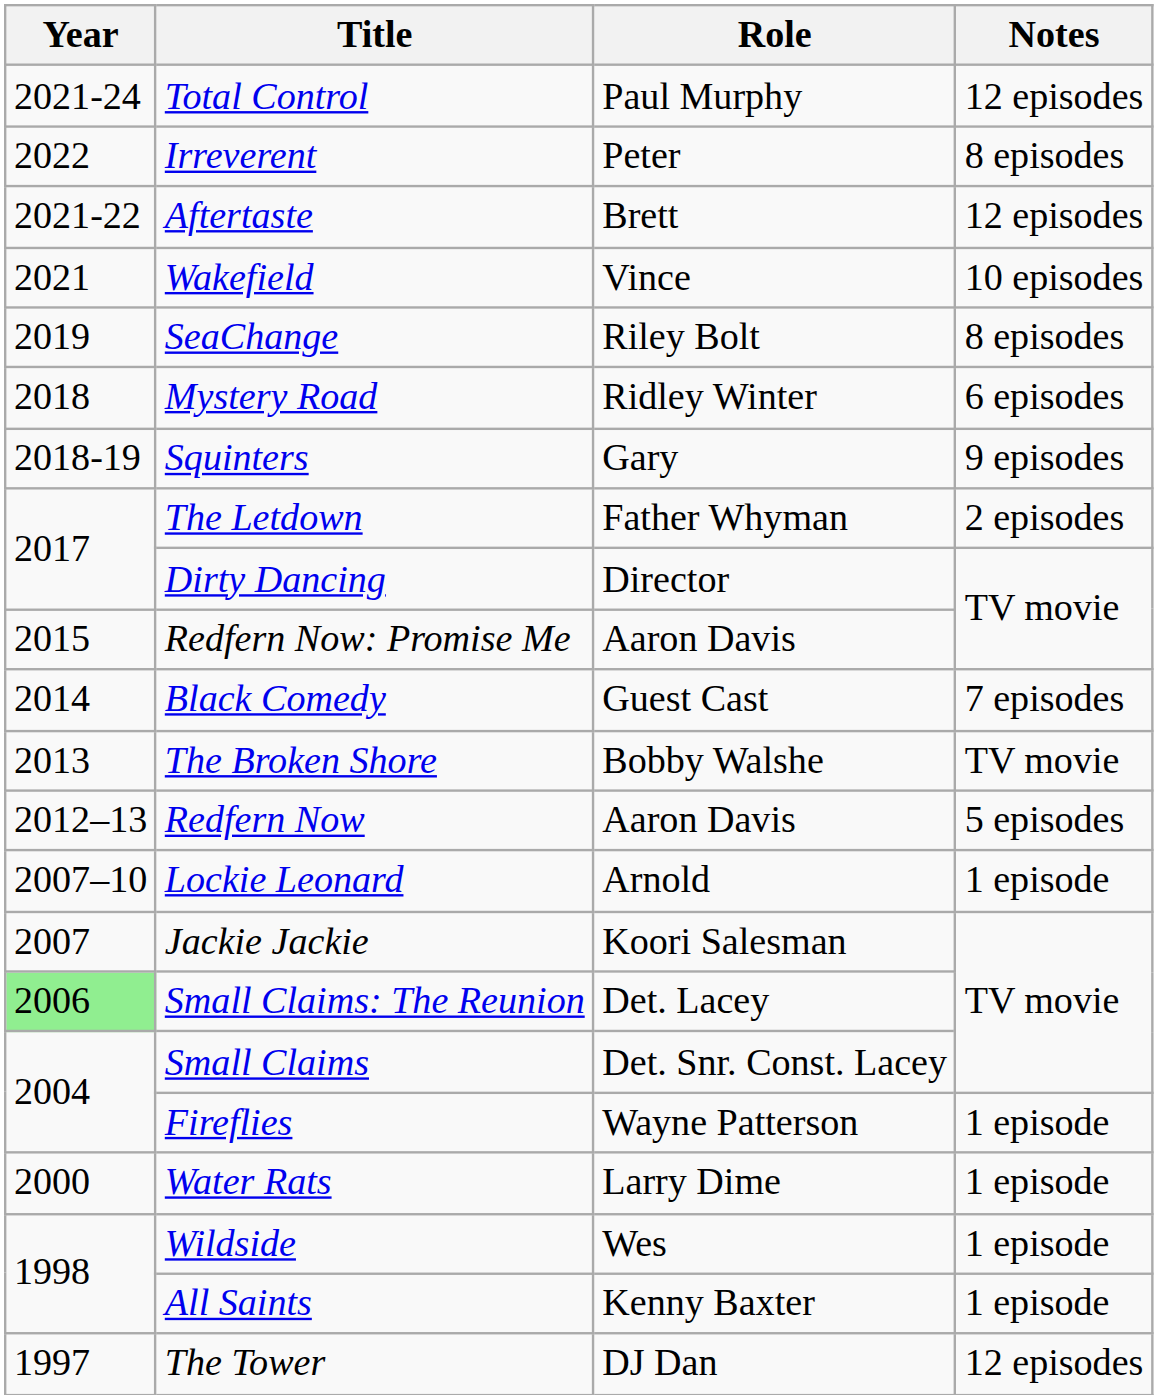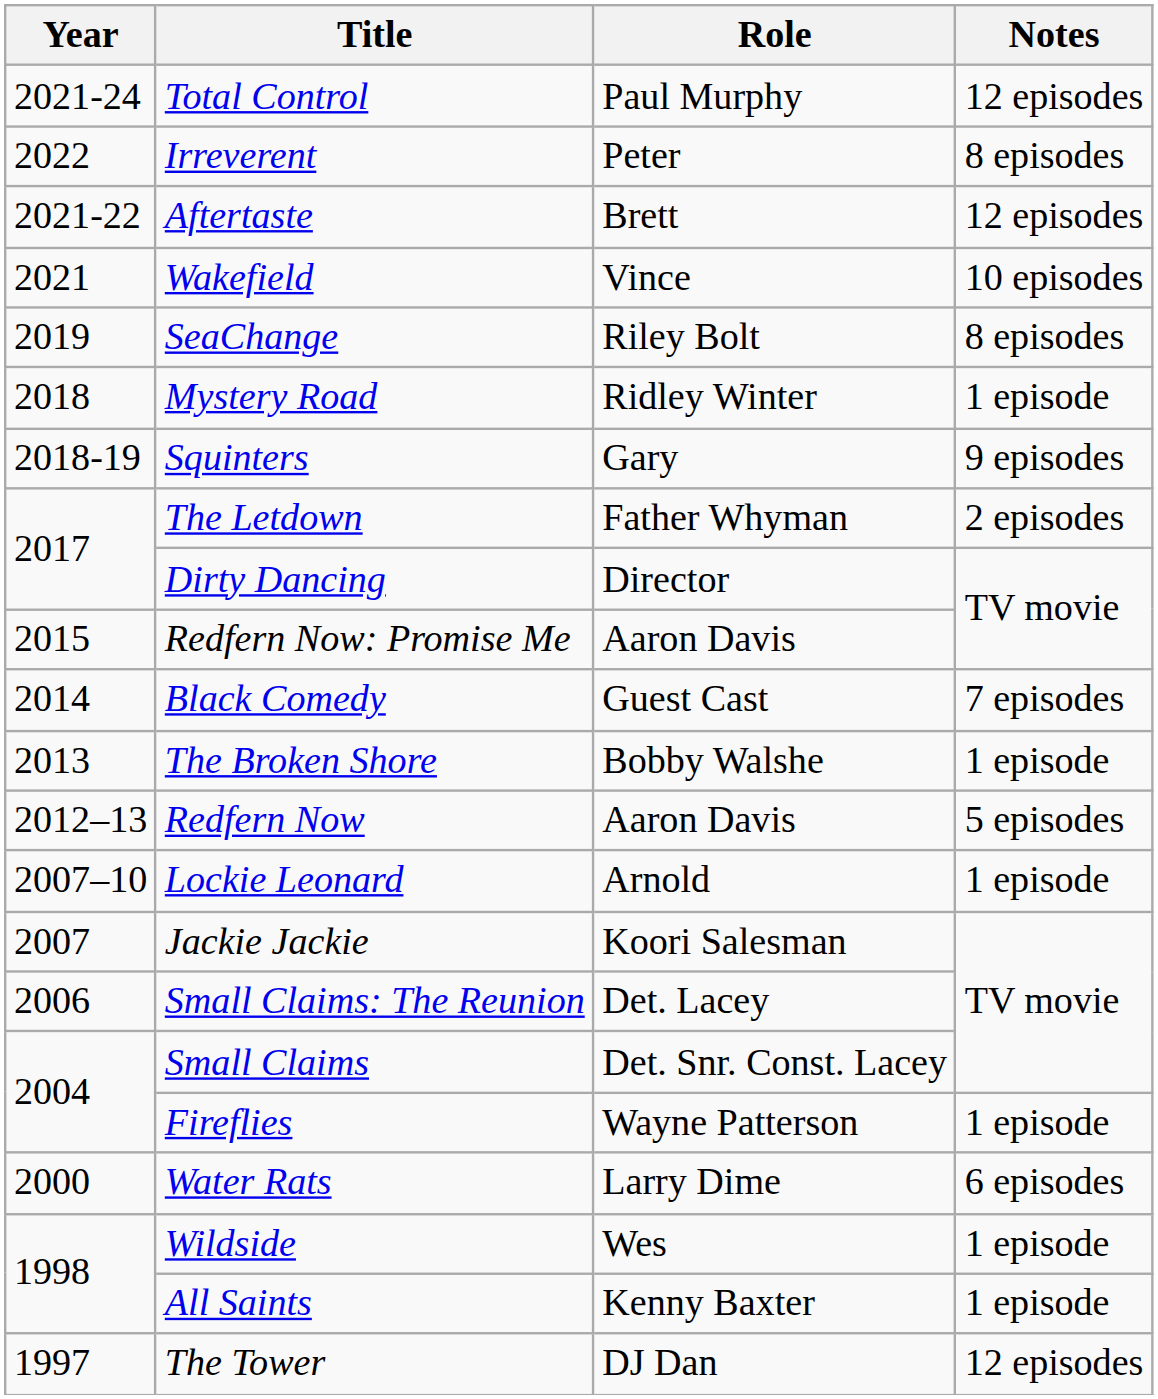(1044, 397) 6 episodes -> (1037, 397) 1 episode
(1042, 759) TV movie -> (1037, 759) 1 episode
(52, 1000) lightgreen background -> (52, 1000) no background
(1037, 1182) 1 episode -> (1044, 1182) 6 episodes
